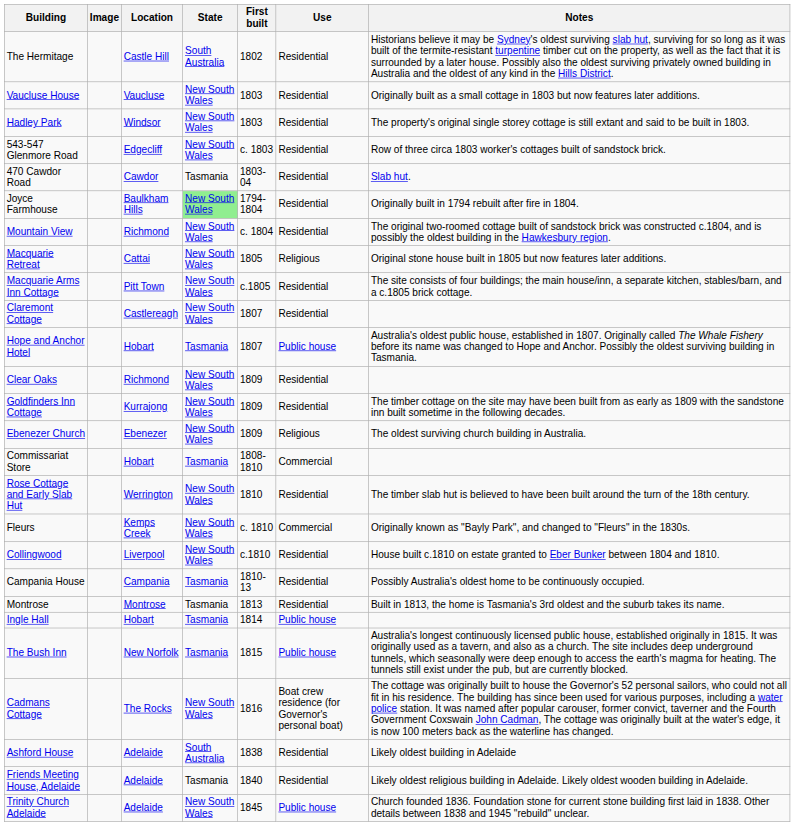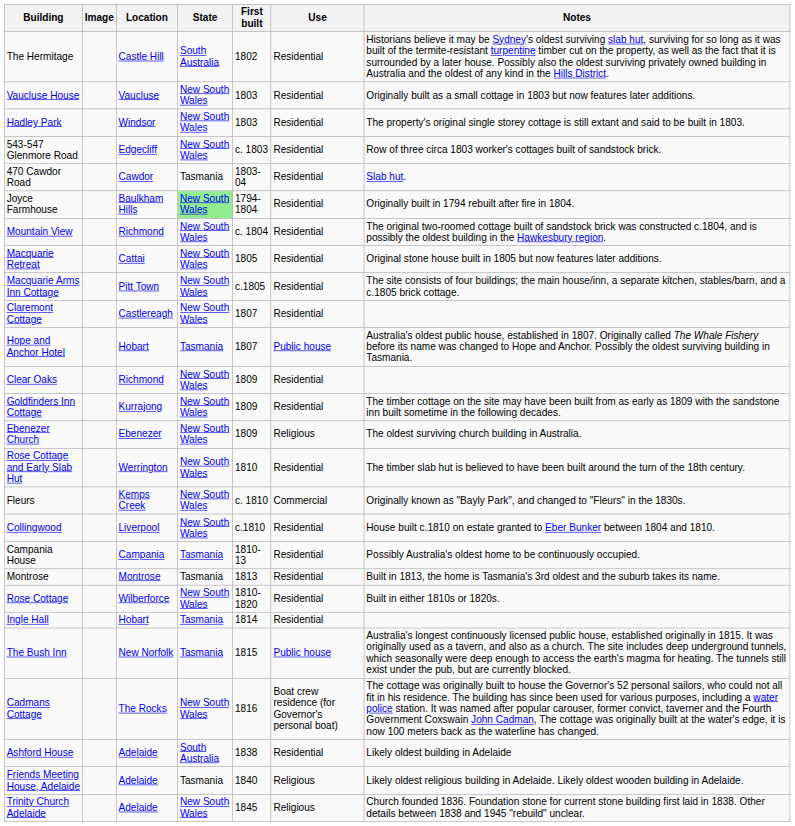(299, 259) Religious -> (298, 259) Residential
- row: (37, 462)
+ row: (37, 598)
(307, 620) Public house -> (298, 620) Residential
(303, 780) Residential -> (294, 780) Religious
(307, 808) Public house -> (294, 808) Religious
